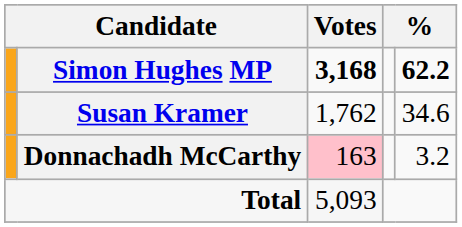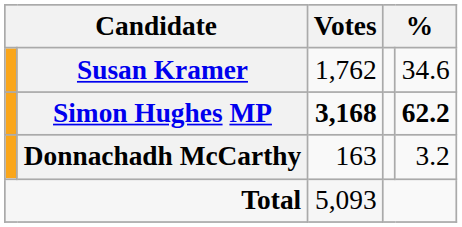rows swapped: (162, 69) <-> (162, 112)
(356, 156) pink background -> (356, 156) no background
